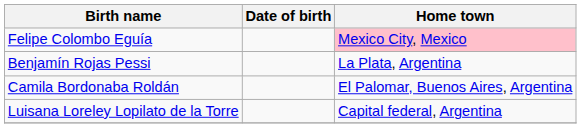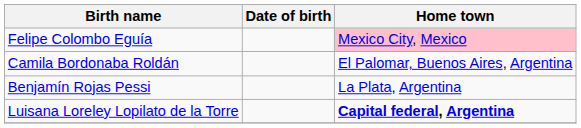rows swapped: (93, 86) <-> (79, 63)
(420, 110) normal -> (426, 110) bold
